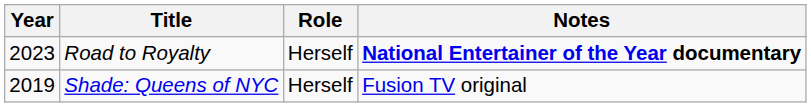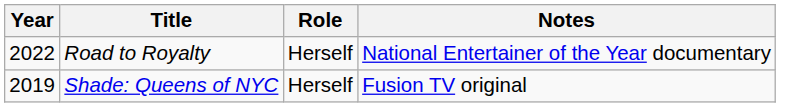(32, 53) 2023 -> (32, 53) 2022
(582, 53) bold -> (567, 53) normal
